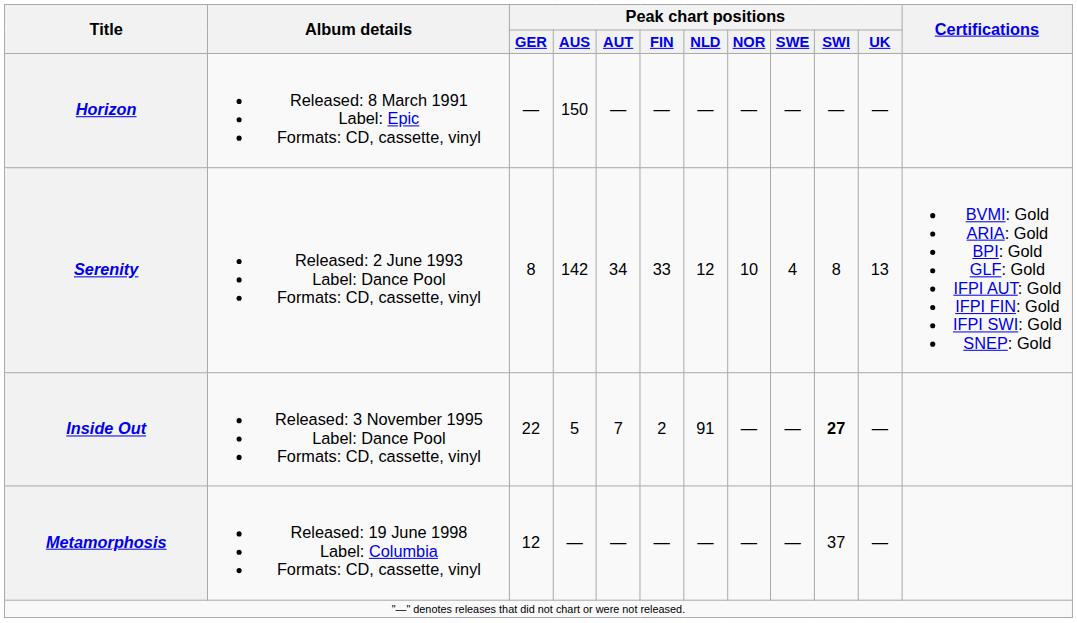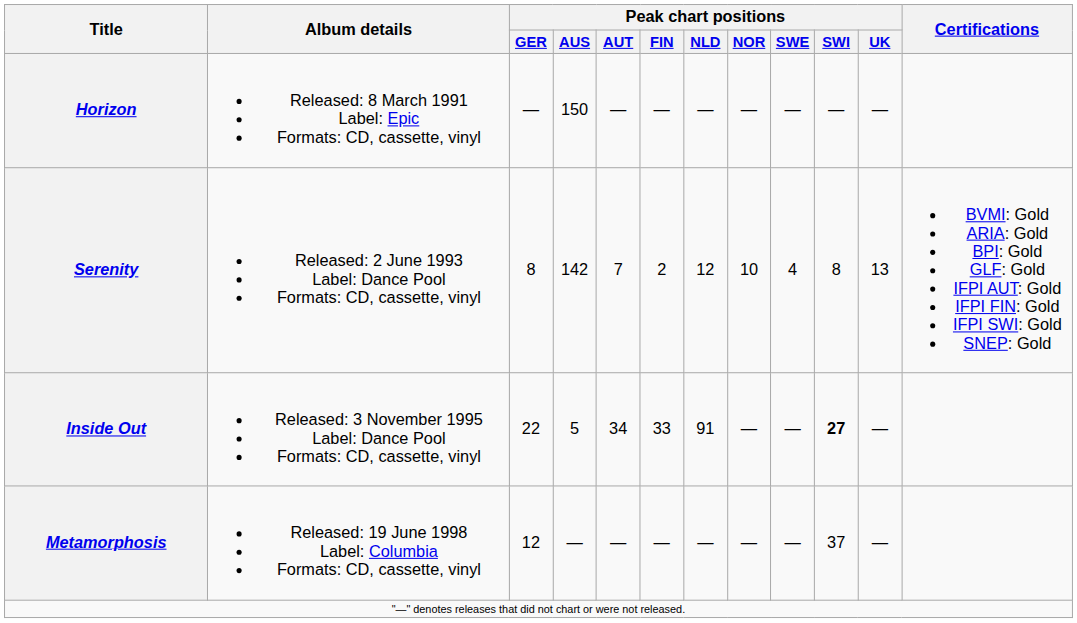(618, 269) 34 -> (618, 269) 7
(662, 269) 33 -> (662, 269) 2
(618, 429) 7 -> (618, 429) 34
(662, 429) 2 -> (662, 429) 33
